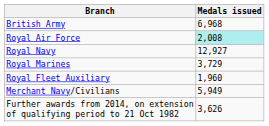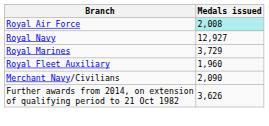- row: (36, 24)
(210, 91) 5,949 -> (210, 78) 2,090
